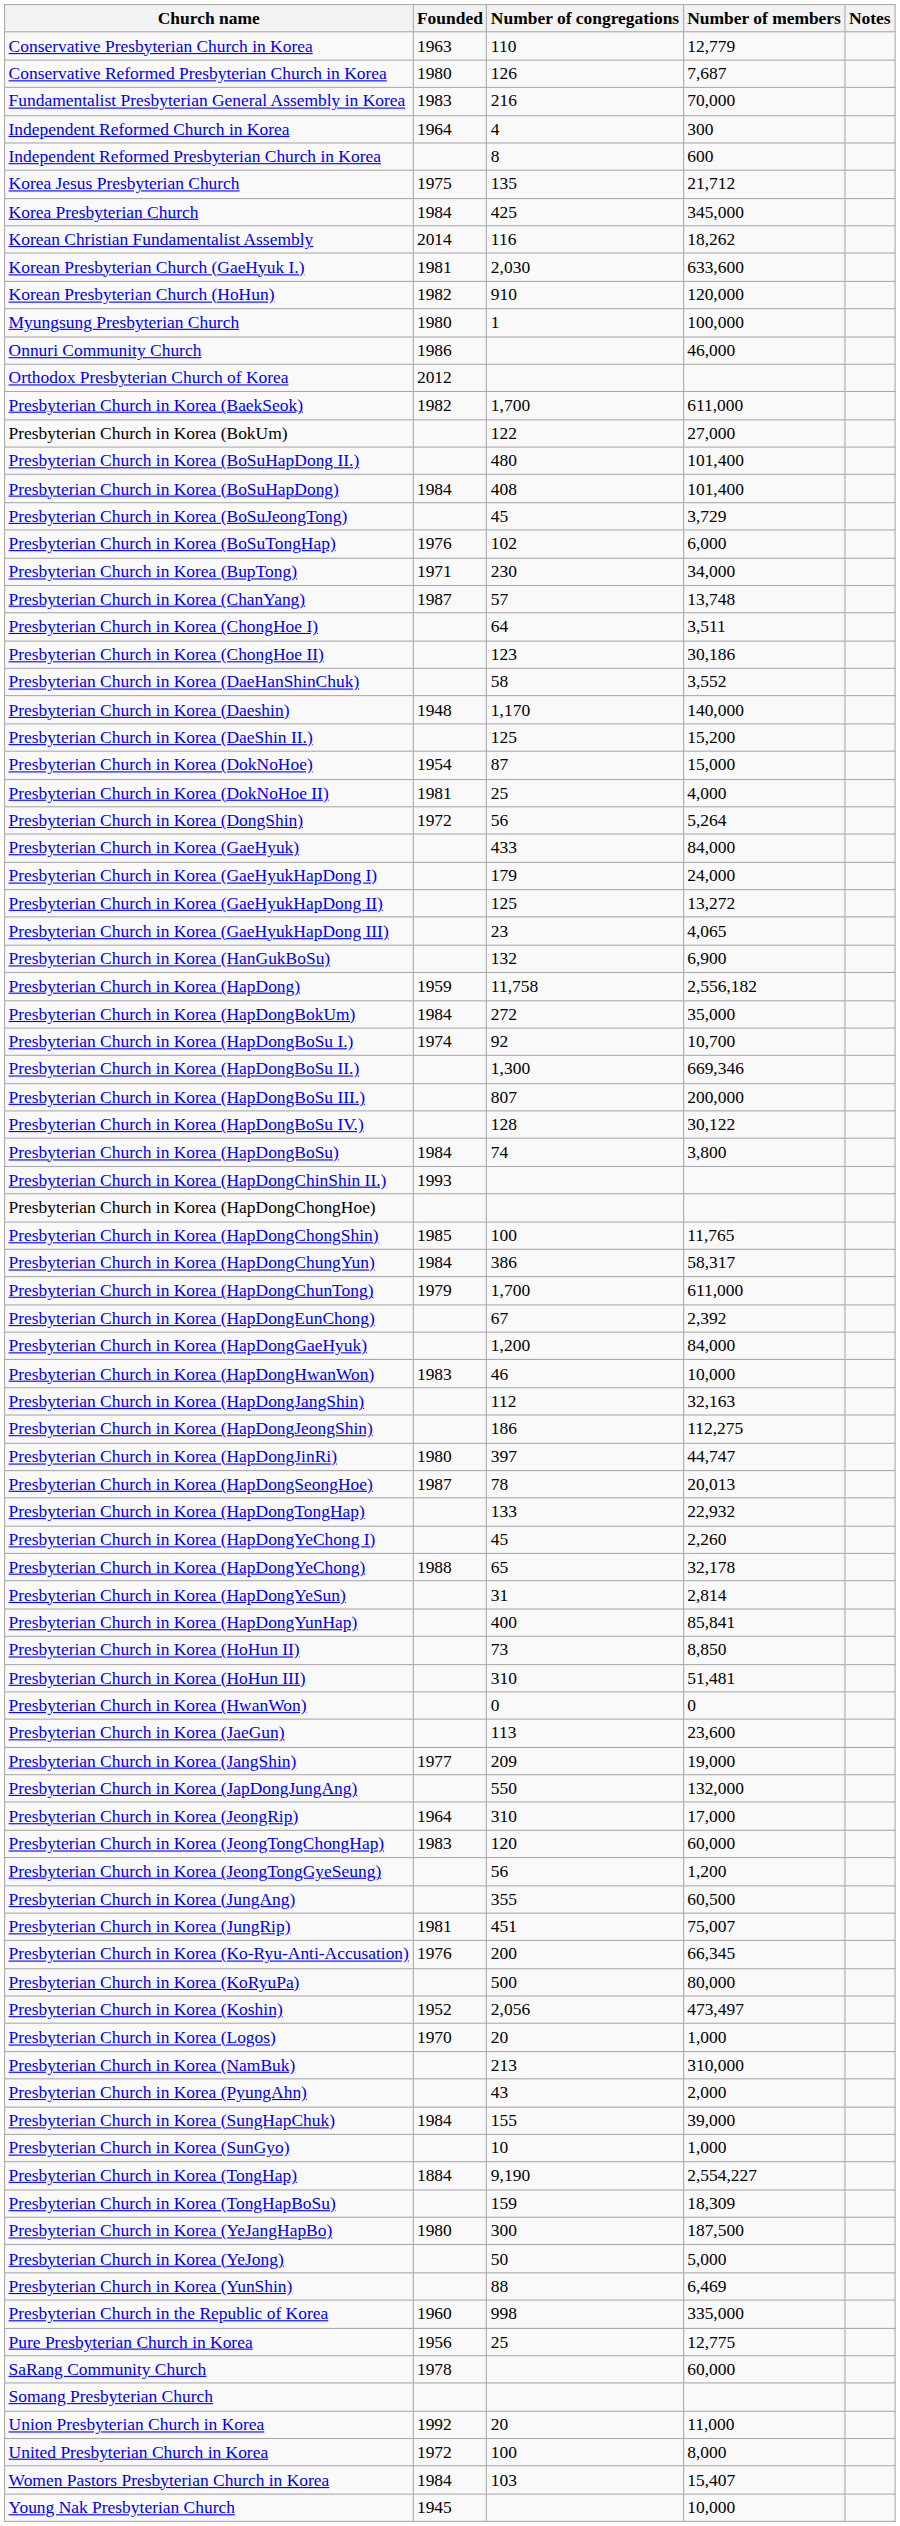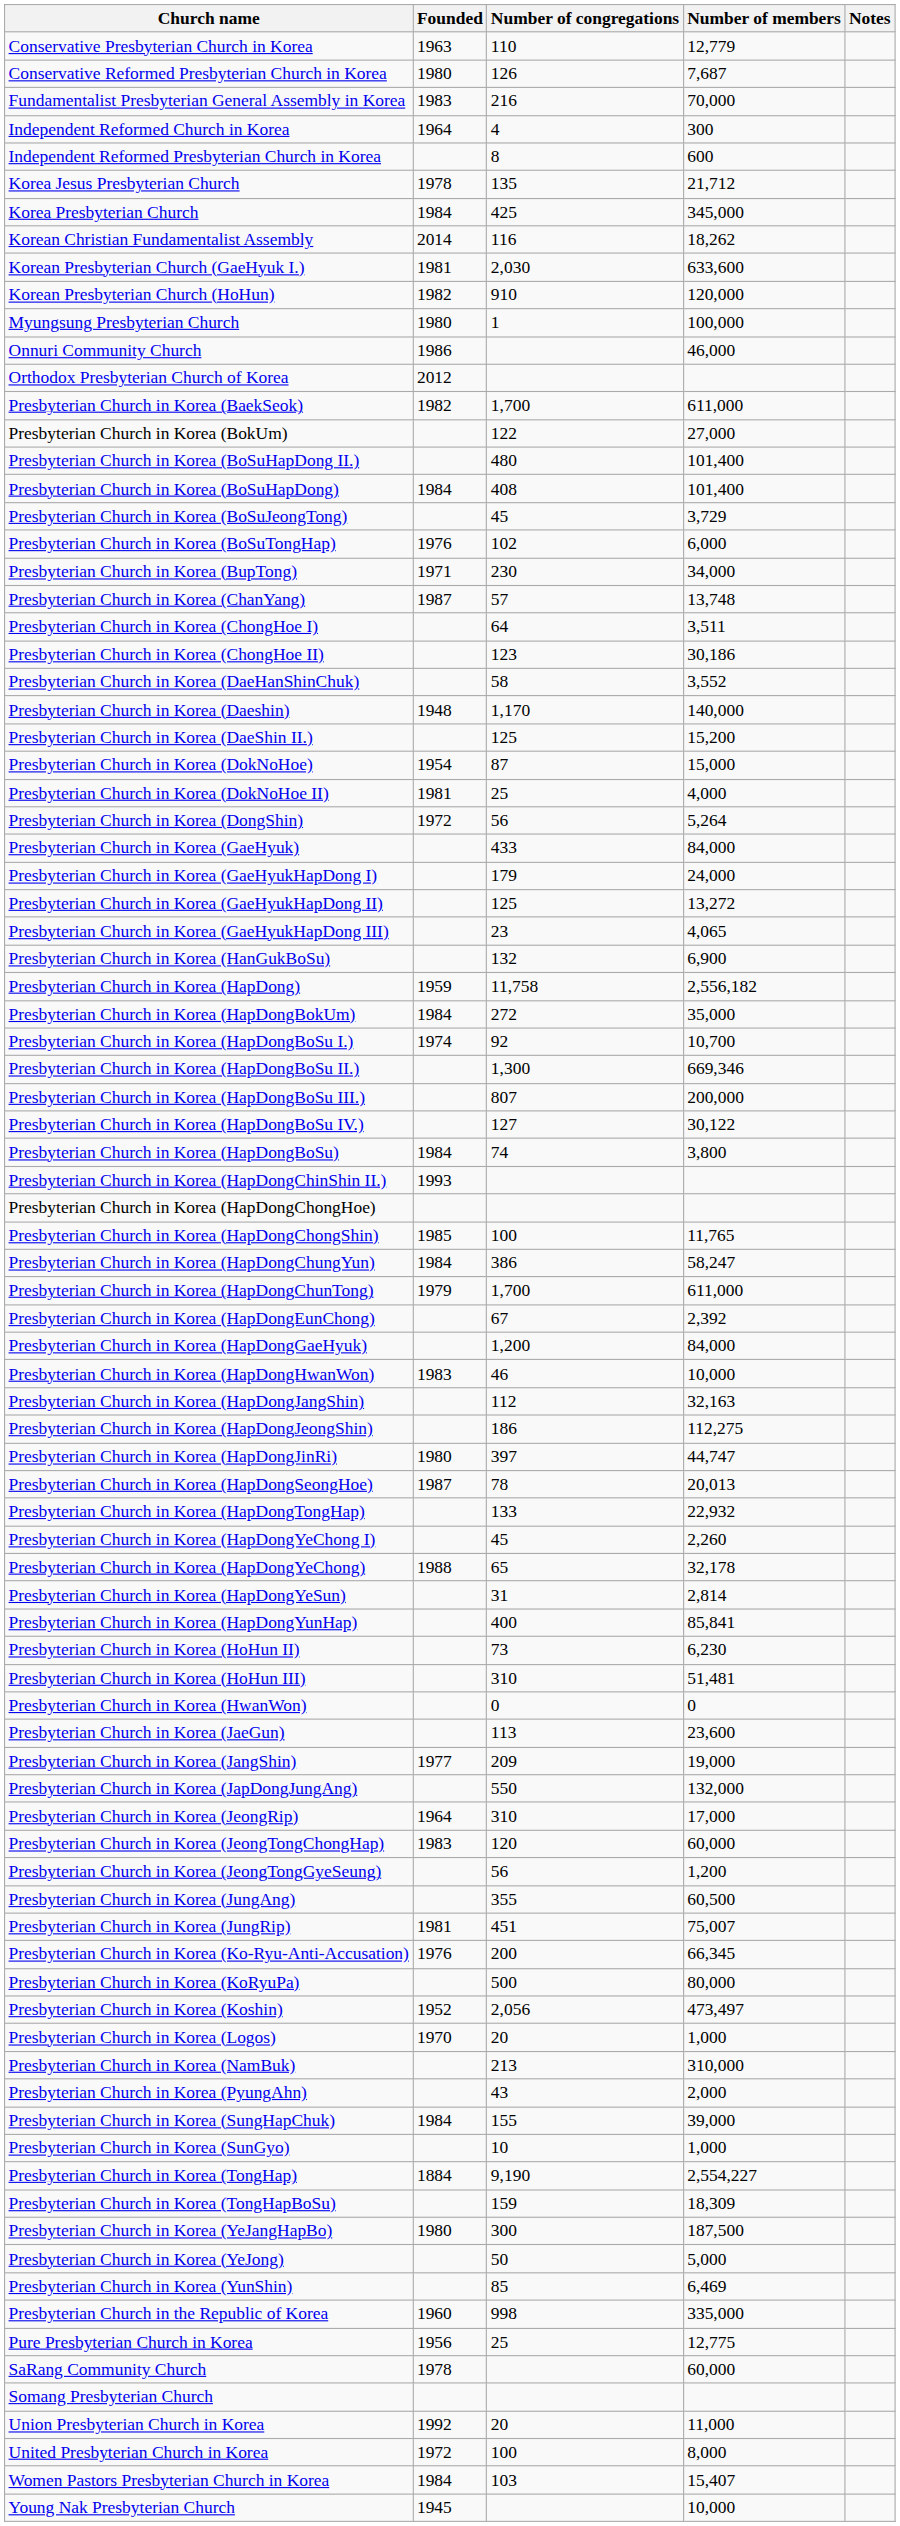(434, 184) 1975 -> (434, 184) 1978
(504, 1124) 128 -> (504, 1124) 127
(711, 1262) 58,317 -> (711, 1262) 58,247
(707, 1650) 8,850 -> (707, 1650) 6,230
(500, 2286) 88 -> (500, 2286) 85
